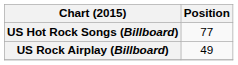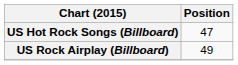(207, 32) 77 -> (207, 32) 47
